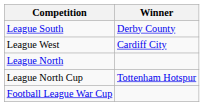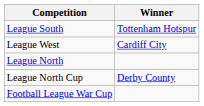(146, 28) Derby County -> (157, 28) Tottenham Hotspur
(157, 77) Tottenham Hotspur -> (146, 77) Derby County
